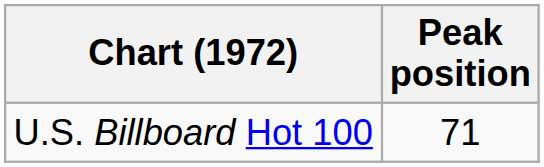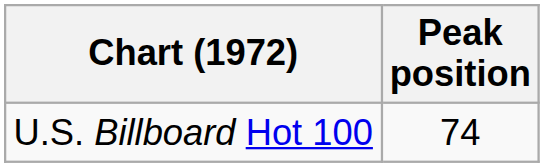(460, 131) 71 -> (460, 131) 74
